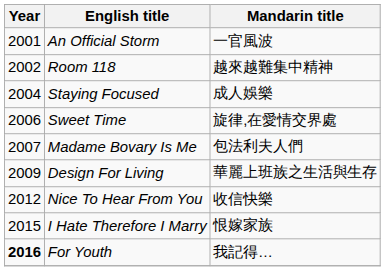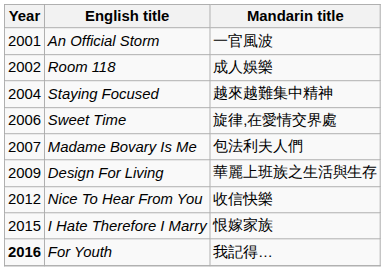(273, 67) 越來越難集中精神 -> (243, 67) 成人娛樂
(243, 93) 成人娛樂 -> (273, 93) 越來越難集中精神
